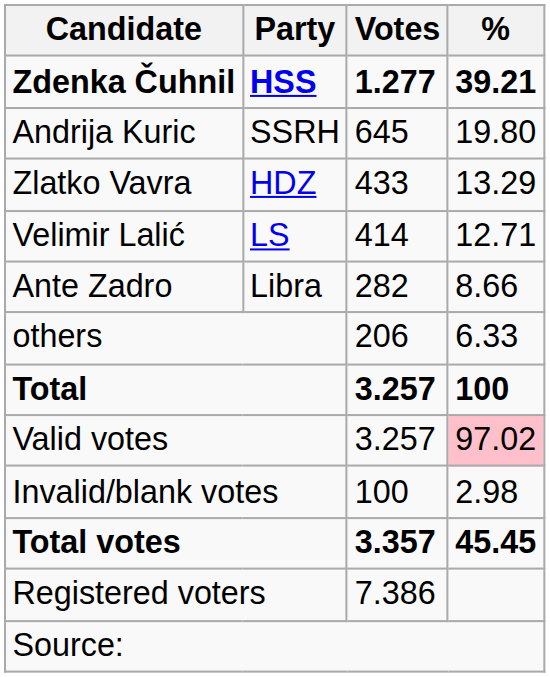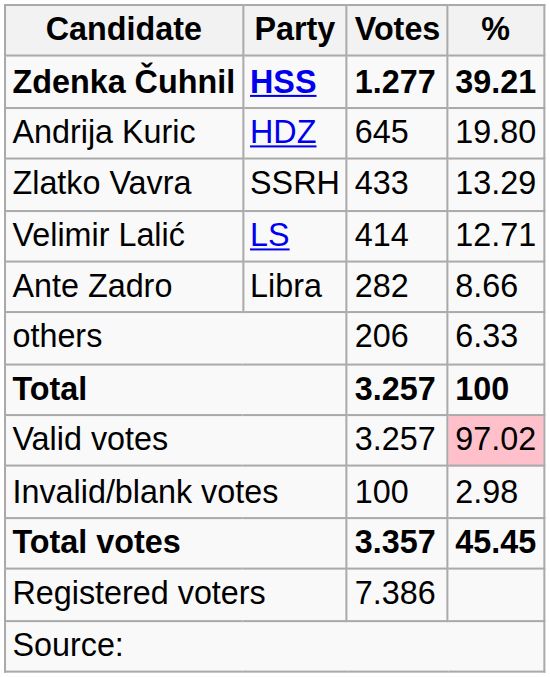(295, 132) SSRH -> (283, 132) HDZ
(283, 183) HDZ -> (295, 183) SSRH
